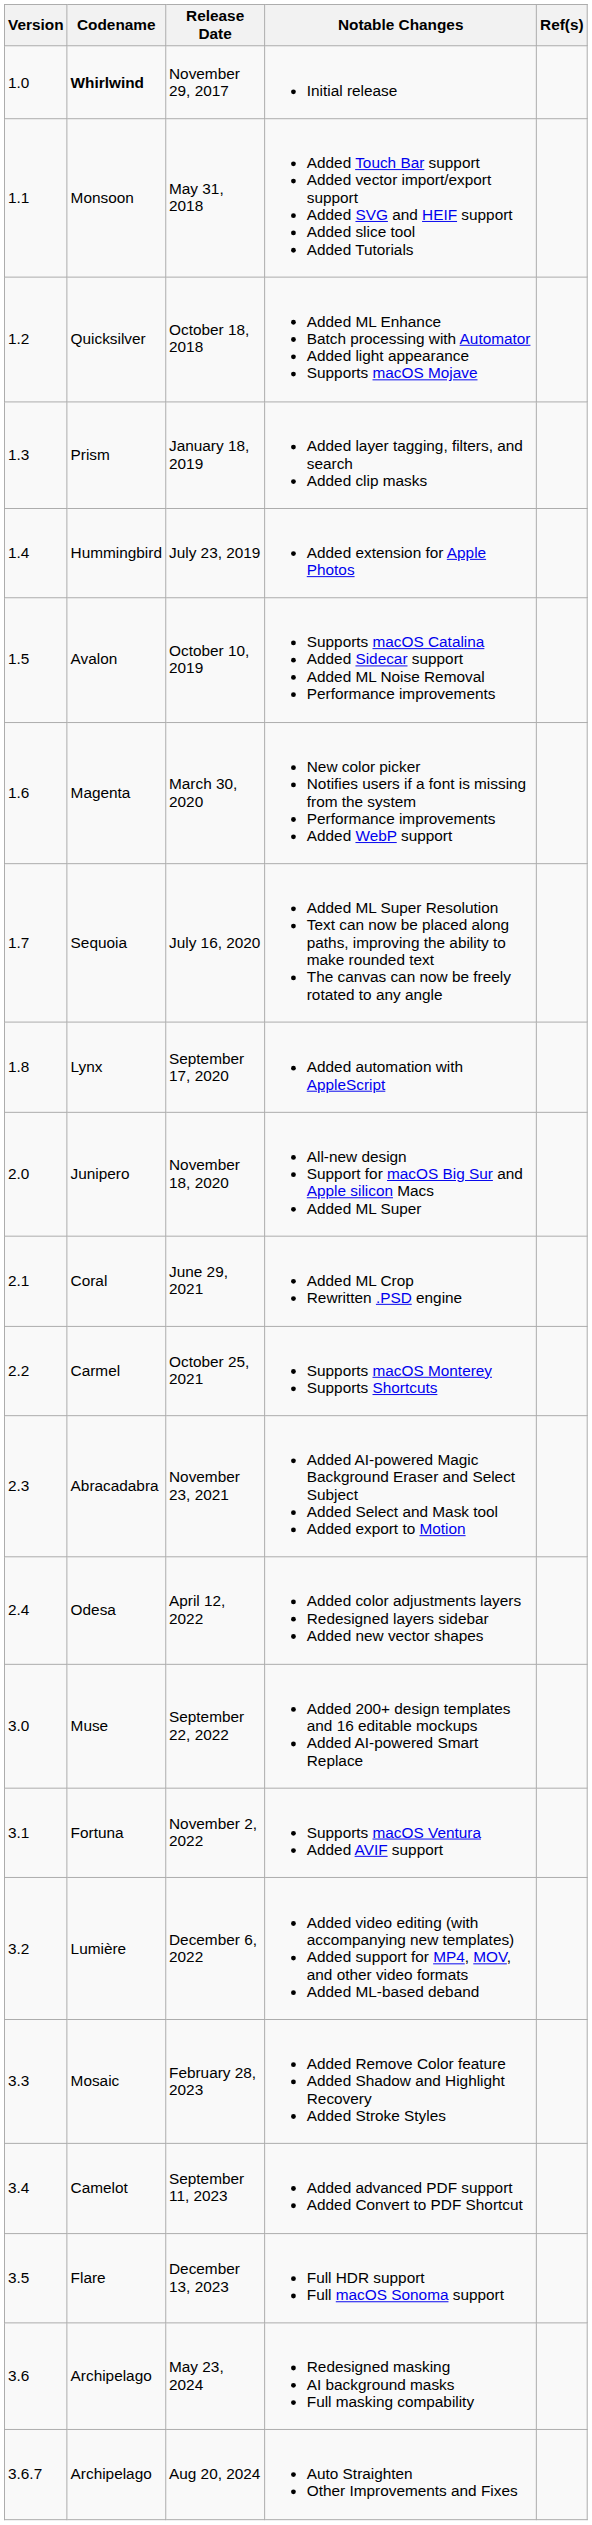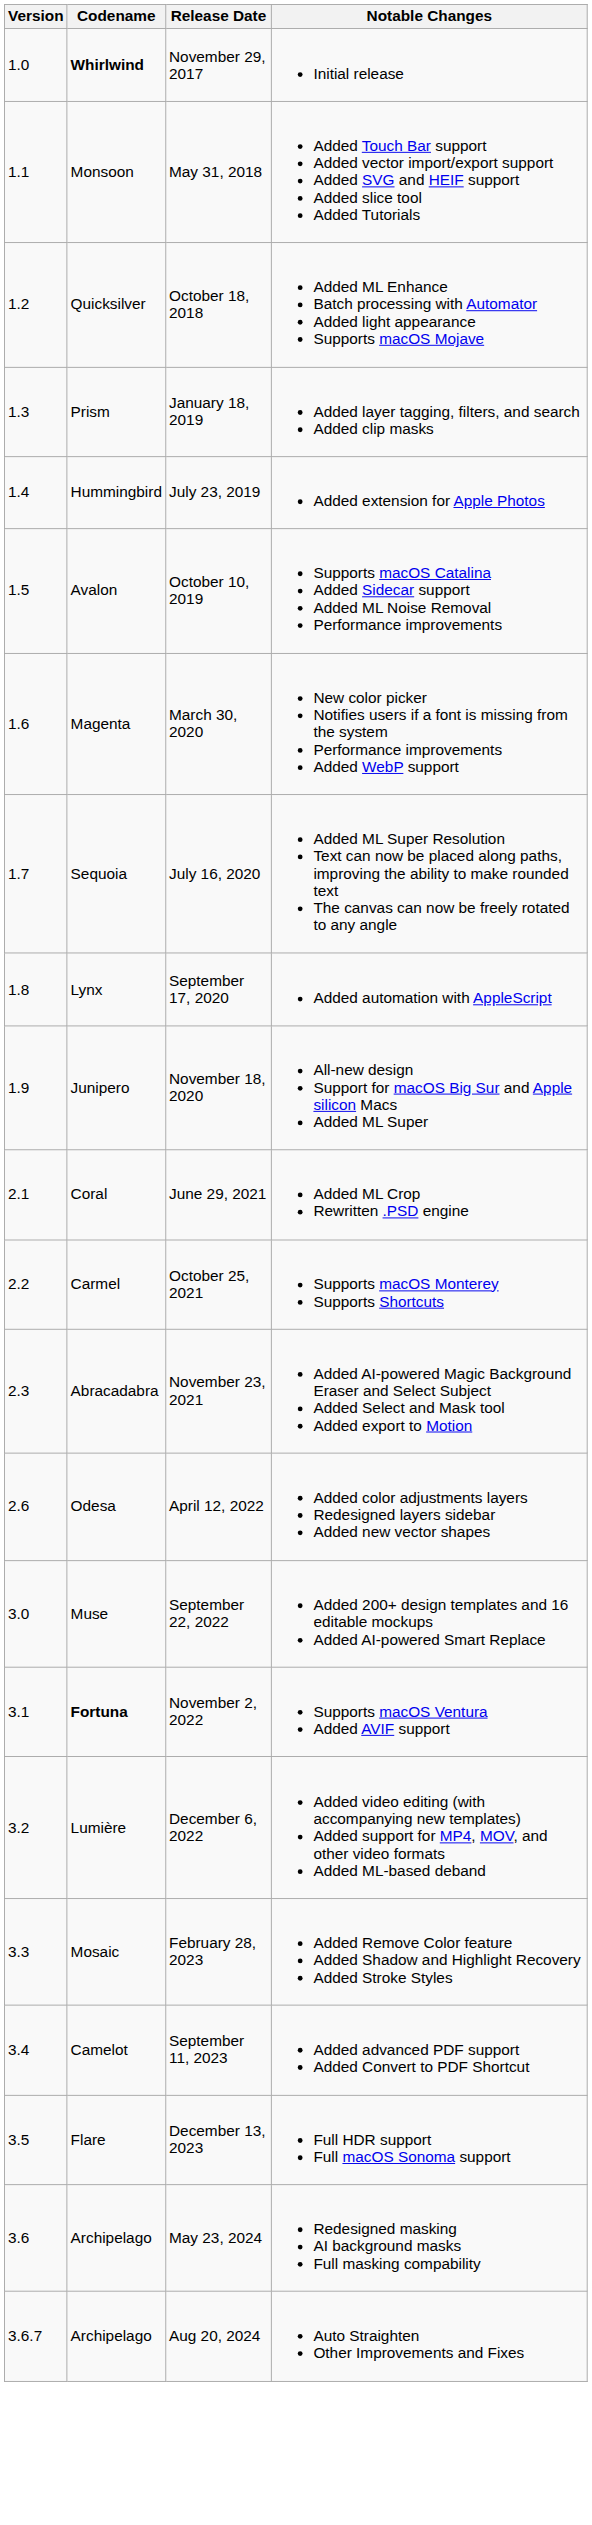- column: (562, 25)
(19, 1174) 2.0 -> (19, 1087) 1.9
(19, 1610) 2.4 -> (19, 1506) 2.6
(97, 1832) normal -> (99, 1712) bold
